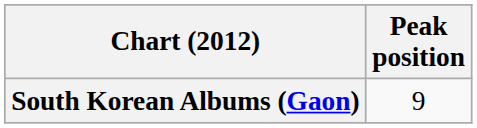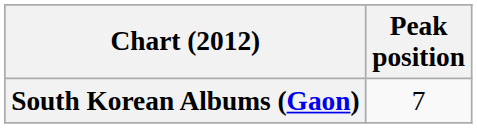(419, 100) 9 -> (419, 100) 7
